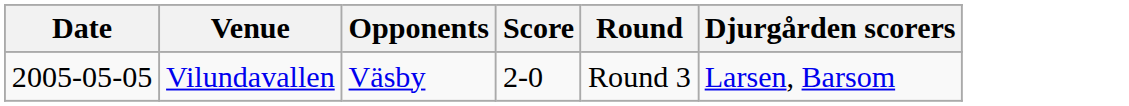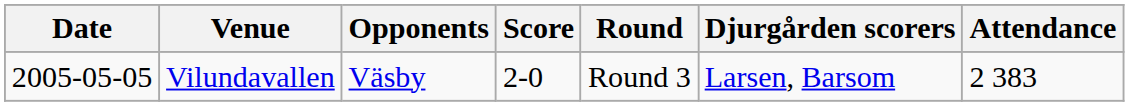+ column: (1043, 28)
